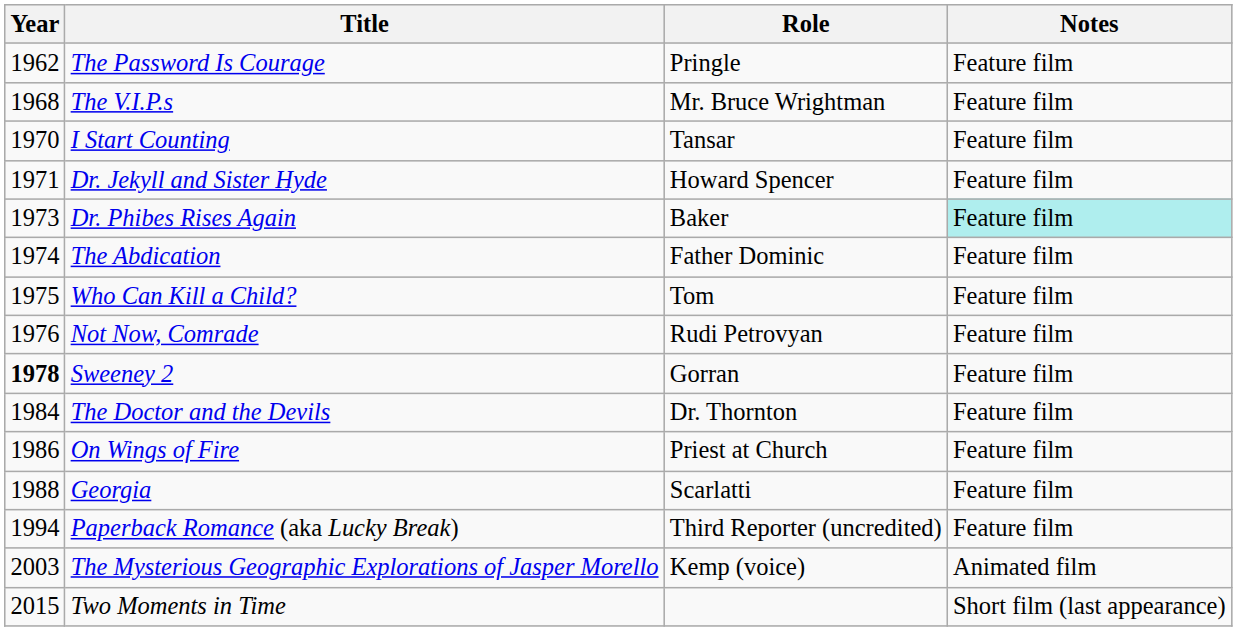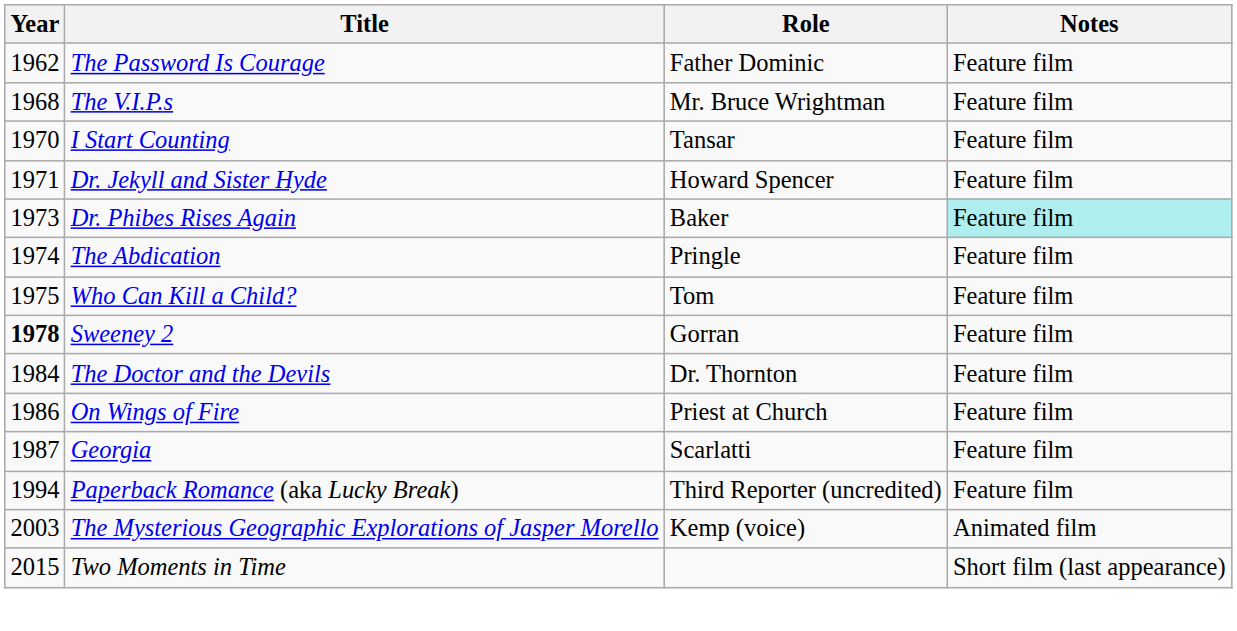(705, 62) Pringle -> (747, 62) Father Dominic
(747, 256) Father Dominic -> (705, 256) Pringle
- row: (165, 334)
(35, 489) 1988 -> (35, 450) 1987
